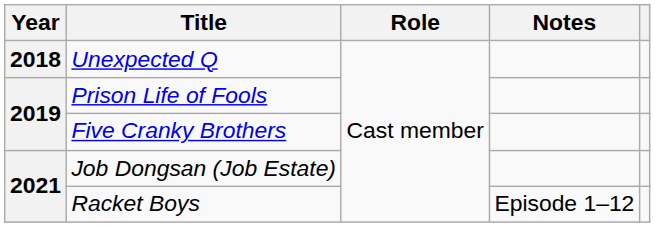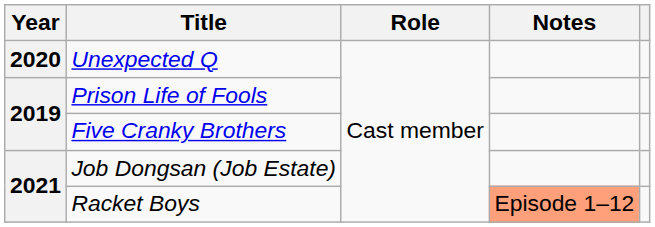(35, 58) 2018 -> (35, 58) 2020
(564, 204) no background -> (564, 204) lightsalmon background
